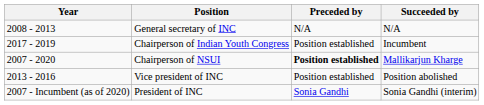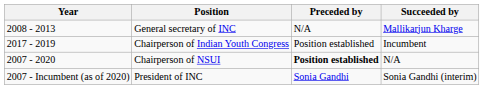(392, 28) N/A -> (423, 28) Mallikarjun Kharge
(423, 60) Mallikarjun Kharge -> (392, 60) N/A
- row: (179, 76)
